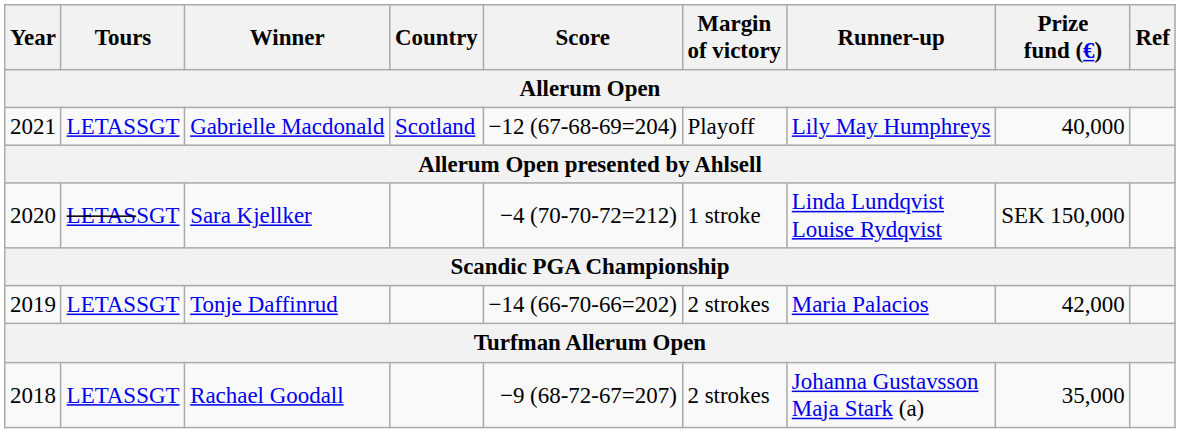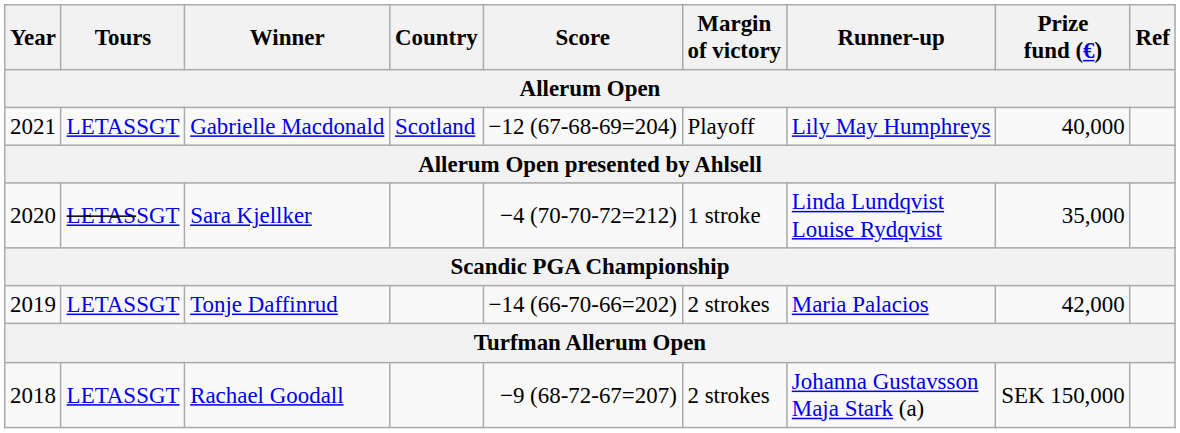(1063, 215) SEK 150,000 -> (1093, 215) 35,000
(1093, 394) 35,000 -> (1063, 394) SEK 150,000
